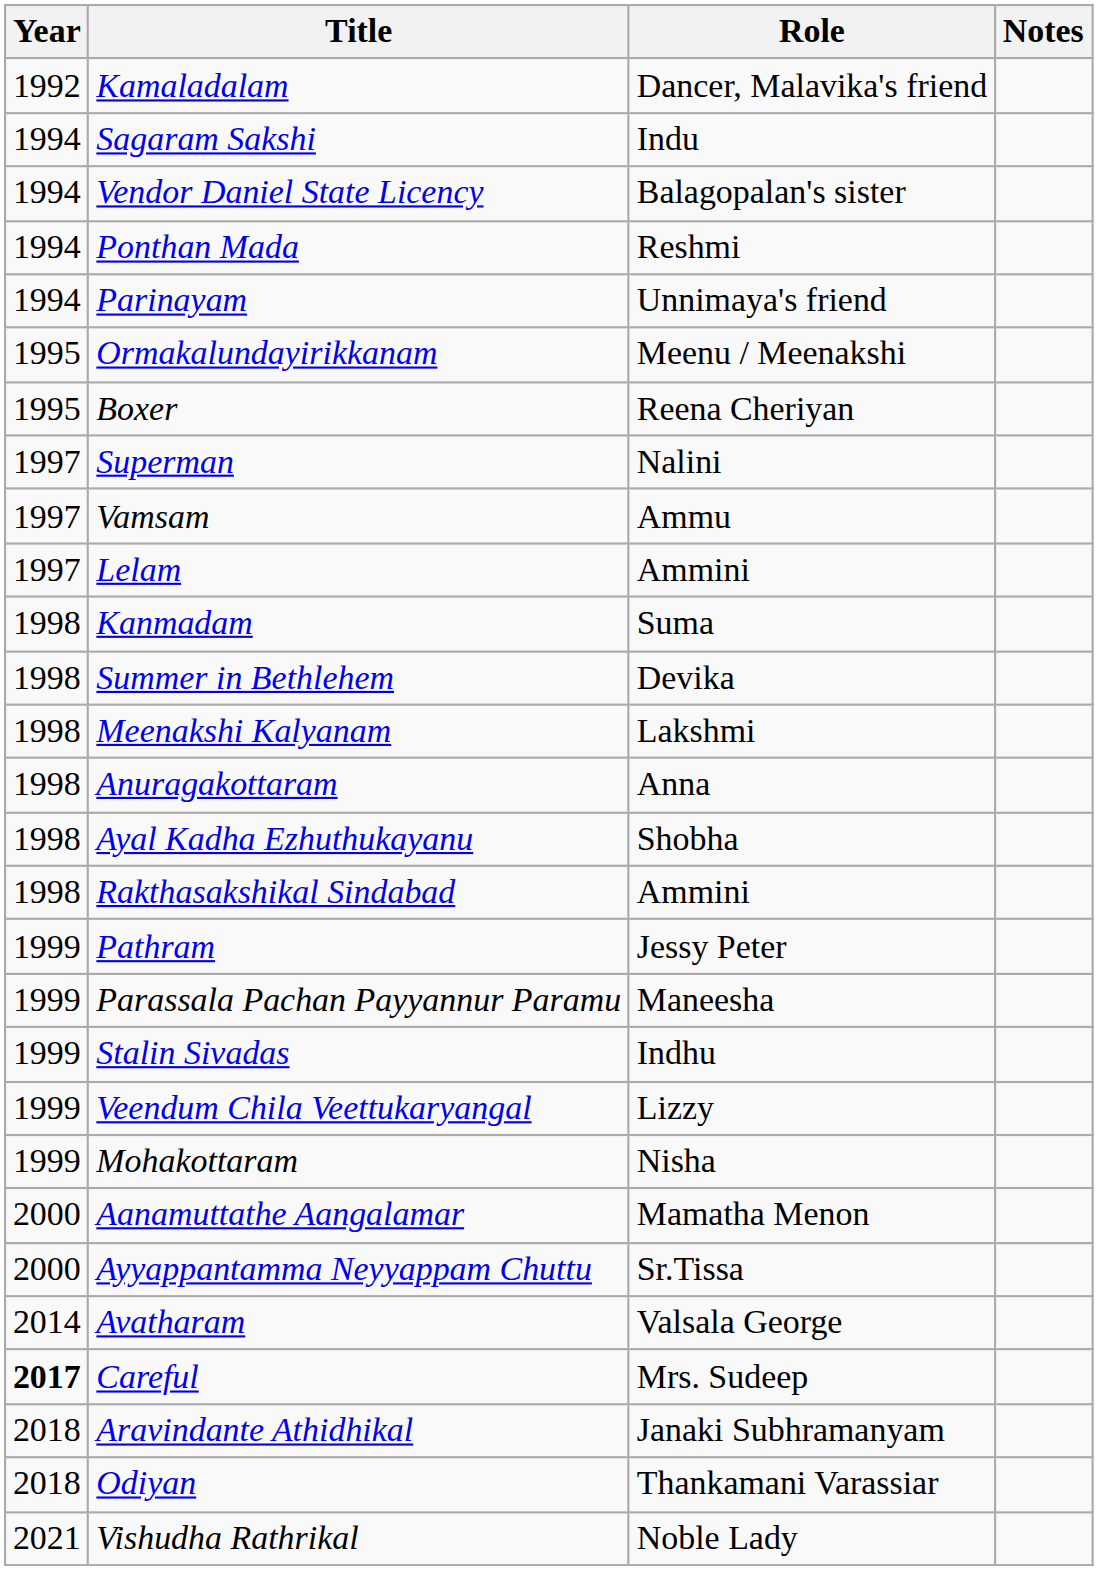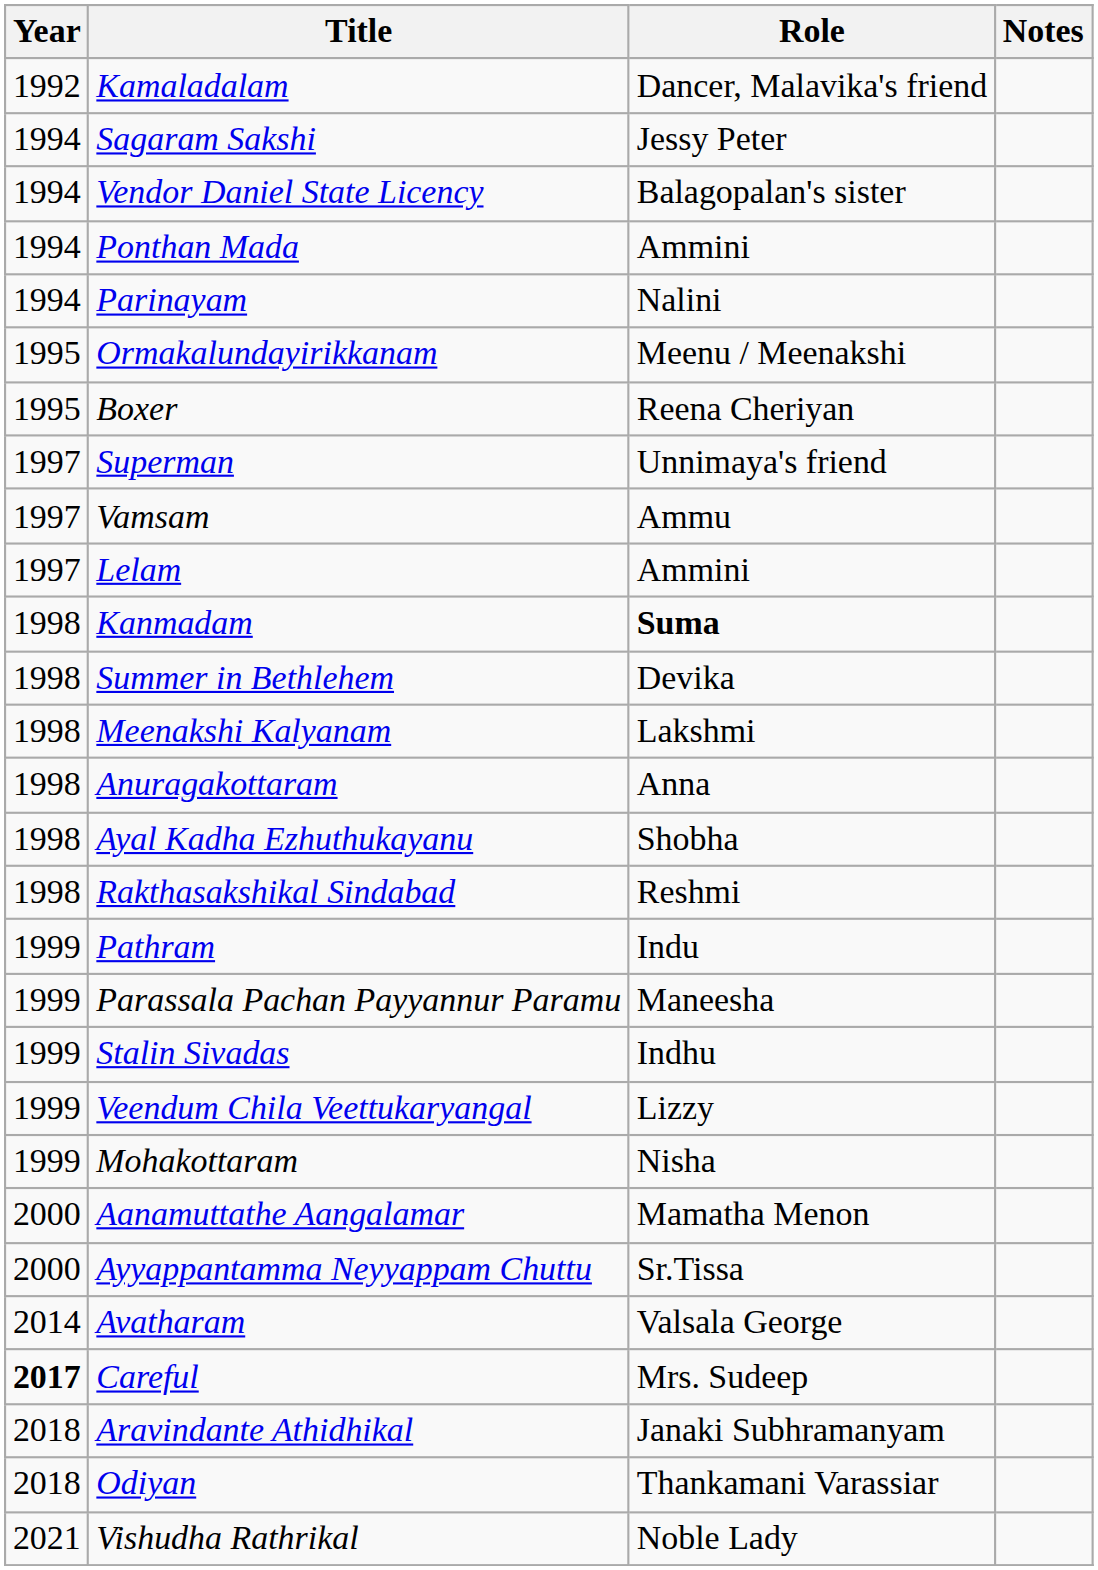(668, 138) Indu -> (712, 138) Jessy Peter
(689, 246) Reshmi -> (693, 246) Ammini
(762, 300) Unnimaya's friend -> (679, 300) Nalini
(679, 461) Nalini -> (762, 461) Unnimaya's friend
(675, 623) normal -> (678, 623) bold
(693, 892) Ammini -> (689, 892) Reshmi
(712, 945) Jessy Peter -> (668, 945) Indu
